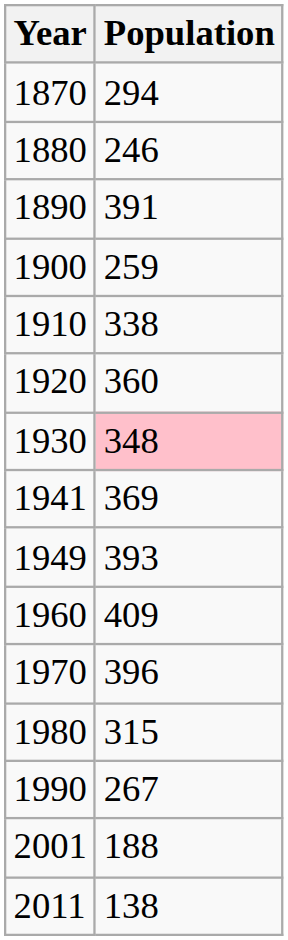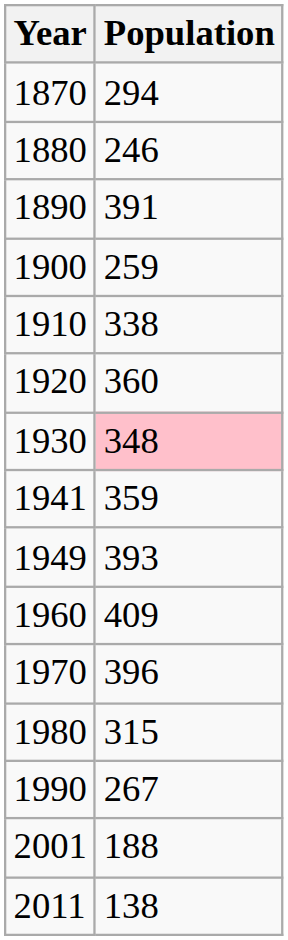(131, 498) 369 -> (131, 498) 359
